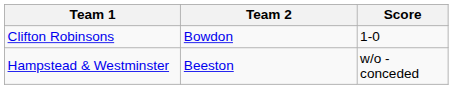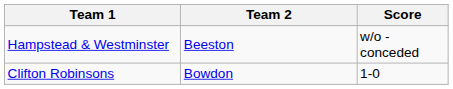rows swapped: (61, 36) <-> (88, 66)
